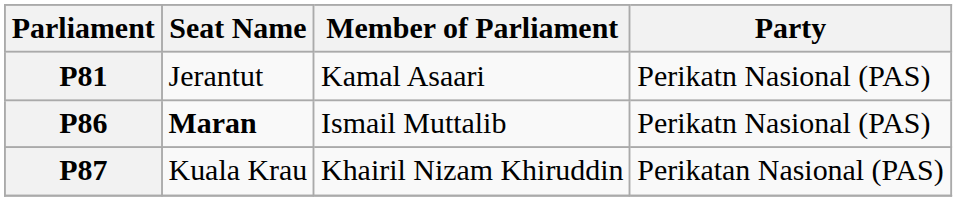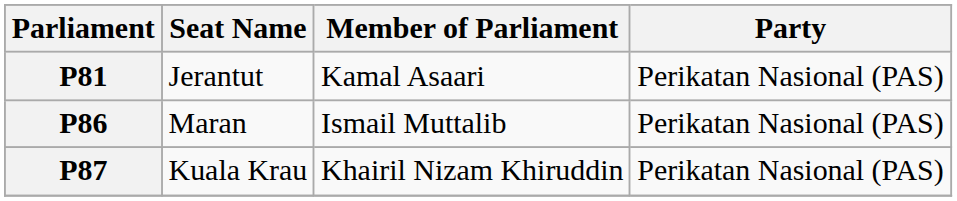(784, 75) Perikatn Nasional (PAS) -> (791, 75) Perikatan Nasional (PAS)
(213, 123) bold -> (208, 123) normal
(784, 123) Perikatn Nasional (PAS) -> (791, 123) Perikatan Nasional (PAS)
